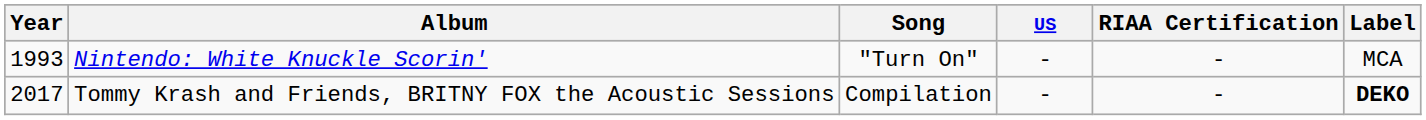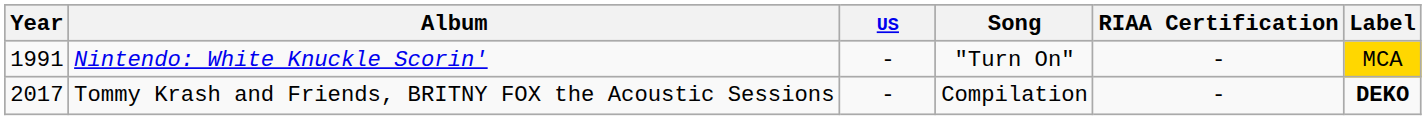columns swapped: (918, 23) <-> (1045, 24)
(37, 59) 1993 -> (37, 59) 1991
(1383, 59) no background -> (1383, 59) gold background
